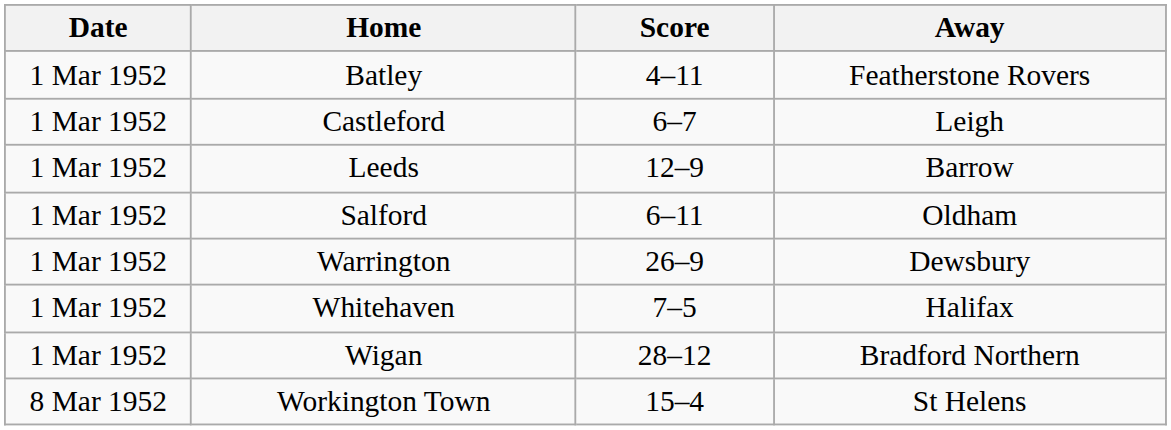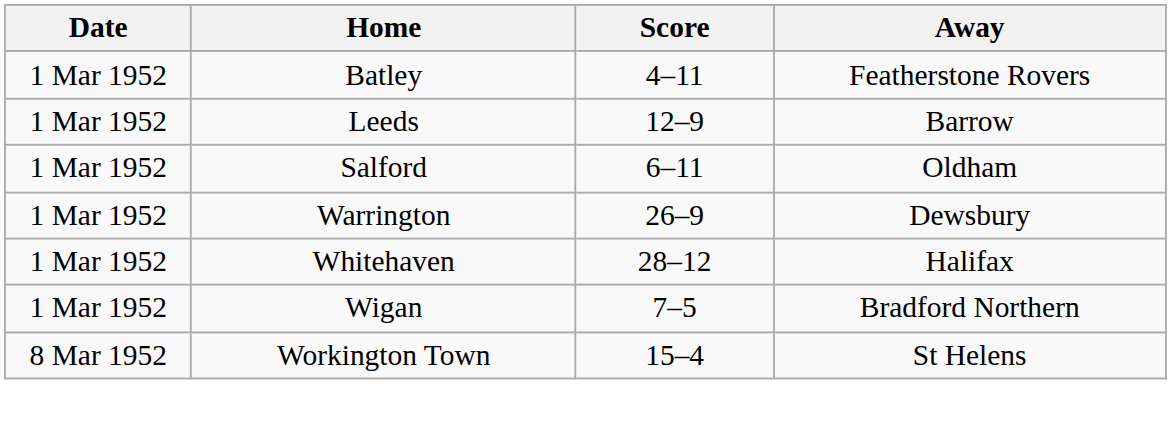- row: (384, 121)
(675, 307) 7–5 -> (675, 261) 28–12
(675, 354) 28–12 -> (675, 307) 7–5
